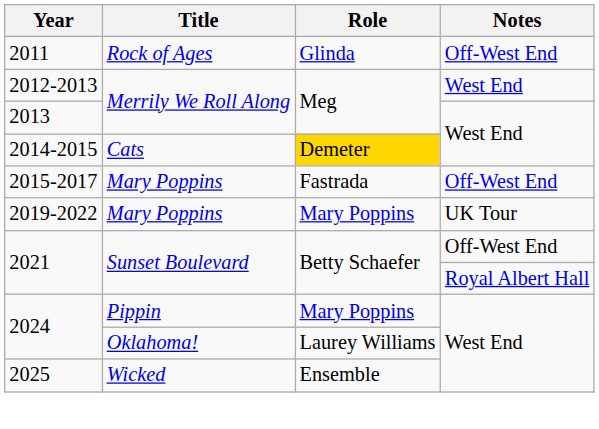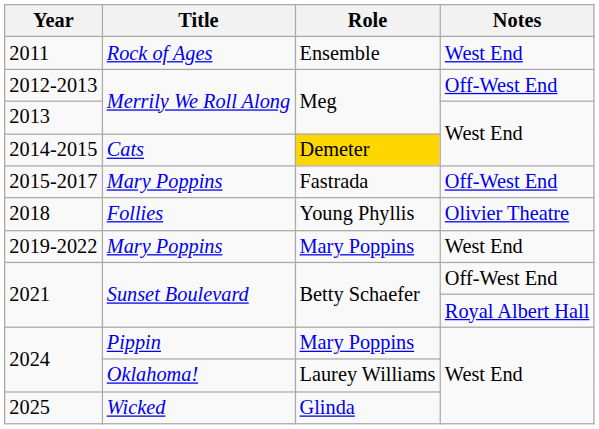(327, 52) Glinda -> (340, 52) Ensemble
(501, 52) Off-West End -> (484, 52) West End
(484, 85) West End -> (501, 85) Off-West End
+ row: (30, 213)
(481, 213) UK Tour -> (484, 246) West End
(340, 375) Ensemble -> (327, 407) Glinda
